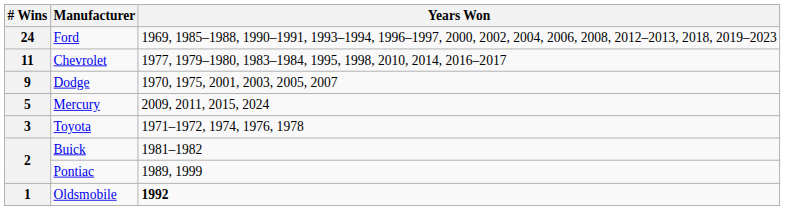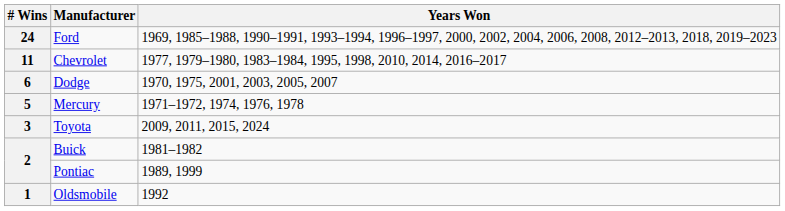(27, 82) 9 -> (27, 82) 6
(205, 105) 2009, 2011, 2015, 2024 -> (223, 105) 1971–1972, 1974, 1976, 1978
(223, 127) 1971–1972, 1974, 1976, 1978 -> (205, 127) 2009, 2011, 2015, 2024
(155, 194) bold -> (155, 194) normal
